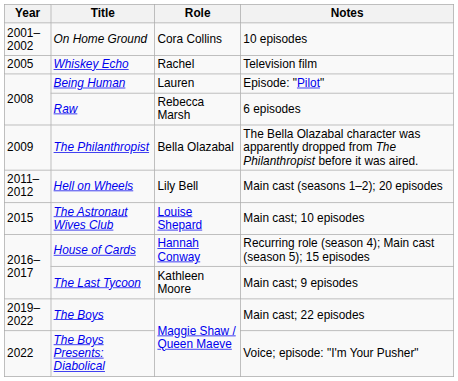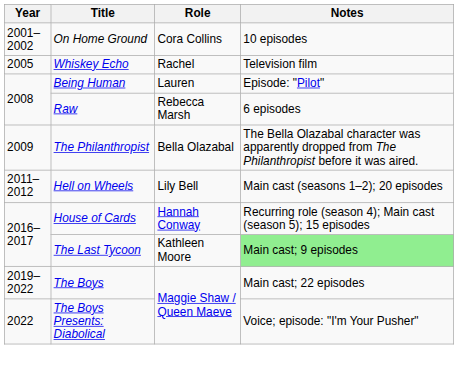- row: (91, 218)
(301, 282) no background -> (301, 250) lightgreen background
